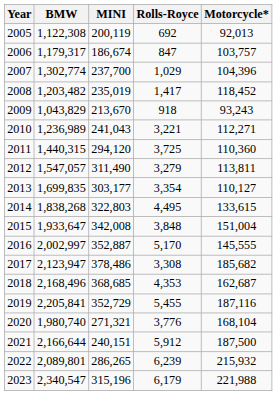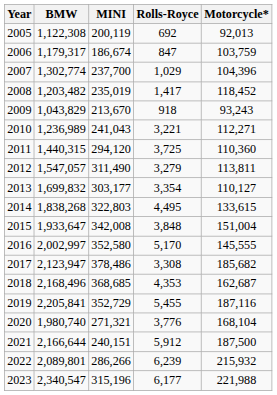(237, 52) 103,757 -> (237, 52) 103,759
(61, 187) 1,699,835 -> (61, 187) 1,699,832
(111, 245) 352,887 -> (111, 245) 352,580
(111, 361) 286,265 -> (111, 361) 286,266
(168, 380) 6,179 -> (168, 380) 6,177
